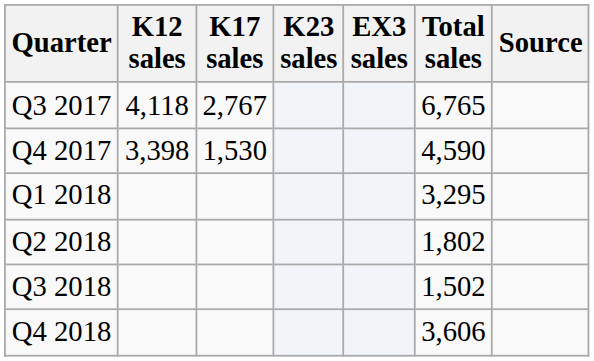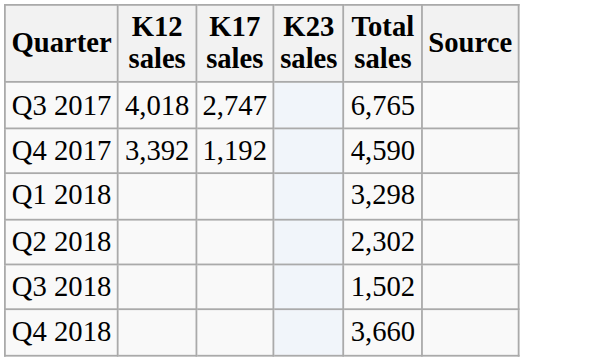- column: (379, 43)
(157, 104) 4,118 -> (157, 104) 4,018
(235, 104) 2,767 -> (235, 104) 2,747
(157, 150) 3,398 -> (157, 150) 3,392
(235, 150) 1,530 -> (235, 150) 1,192
(453, 195) 3,295 -> (383, 195) 3,298
(453, 241) 1,802 -> (383, 241) 2,302
(453, 331) 3,606 -> (383, 331) 3,660
